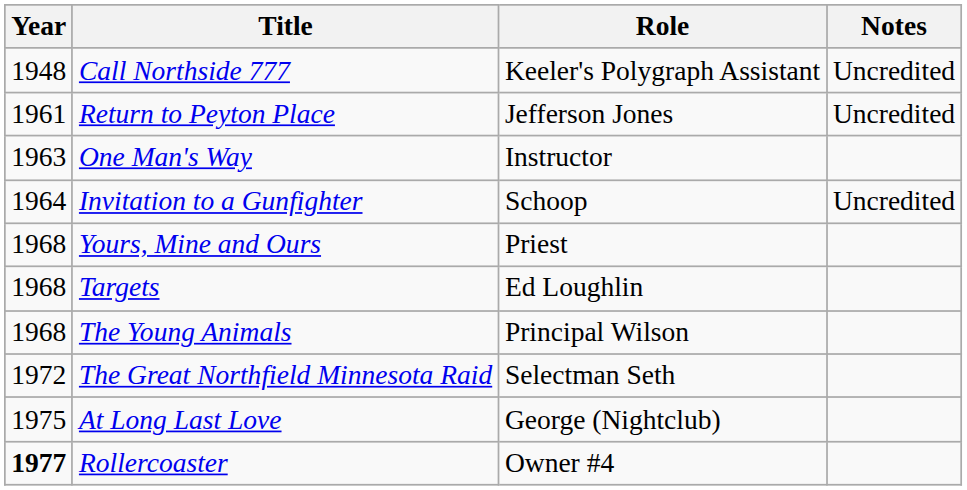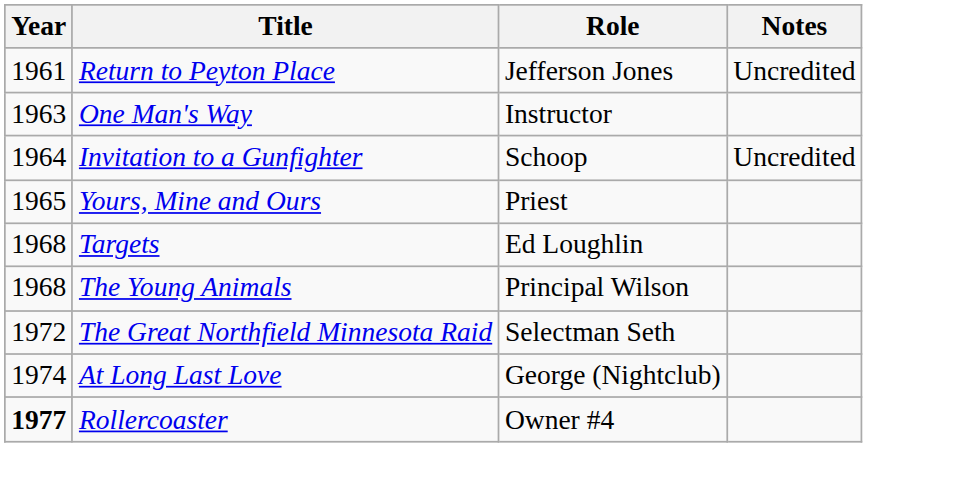- row: (184, 69)
(39, 244) 1968 -> (39, 200) 1965
(39, 419) 1975 -> (39, 375) 1974
